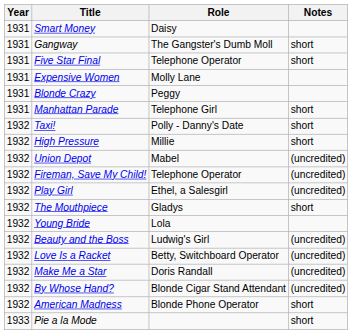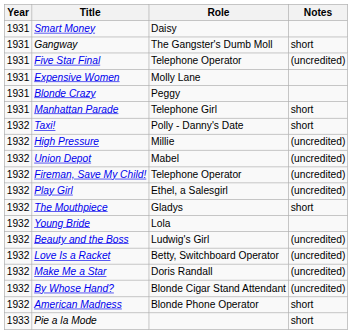(302, 61) short -> (318, 61) (uncredited)
(302, 142) short -> (318, 142) (uncredited)
